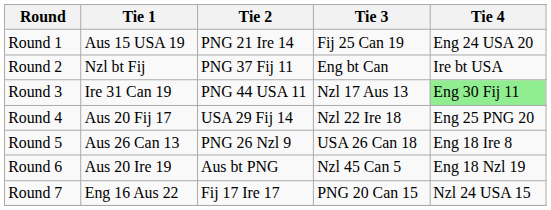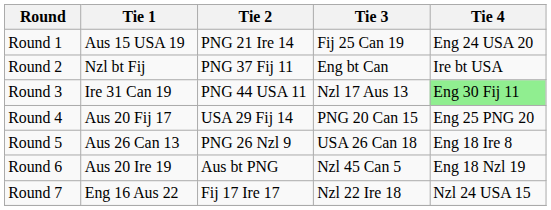(359, 117) Nzl 22 Ire 18 -> (368, 117) PNG 20 Can 15
(368, 192) PNG 20 Can 15 -> (359, 192) Nzl 22 Ire 18
